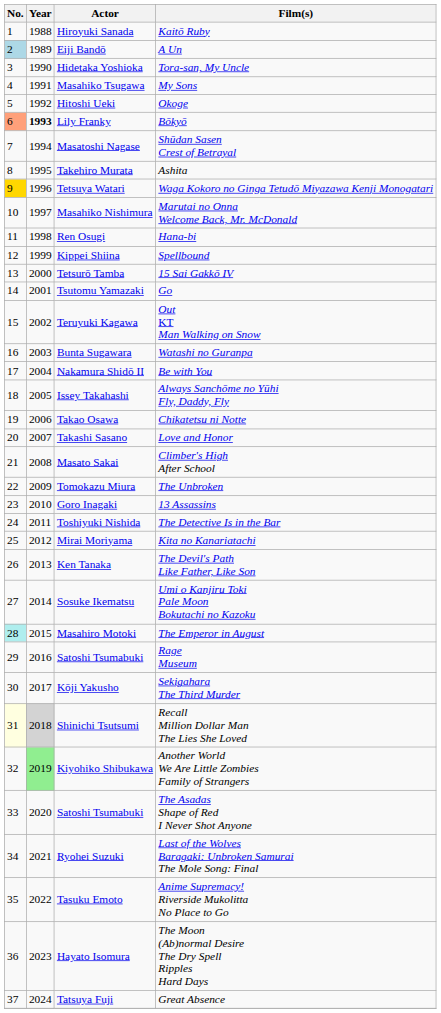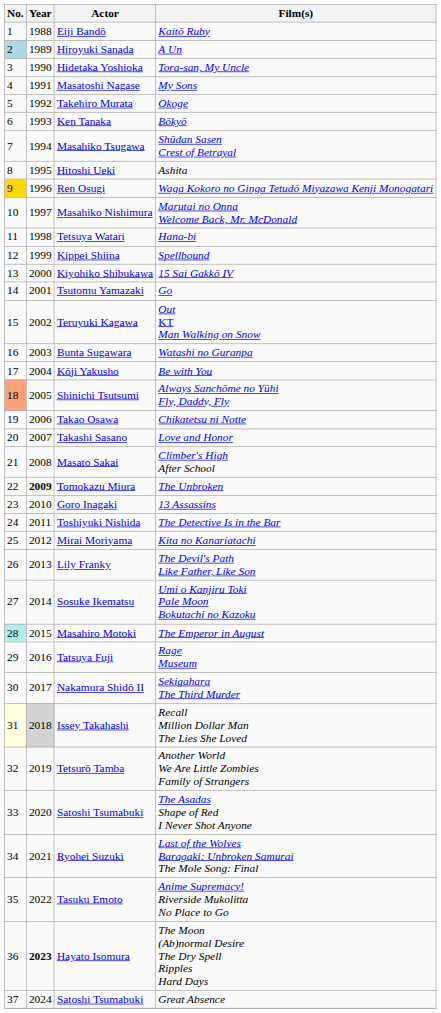(95, 31) Hiroyuki Sanada -> (81, 31) Eiji Bandō
(81, 49) Eiji Bandō -> (95, 49) Hiroyuki Sanada
(101, 85) Masahiko Tsugawa -> (98, 85) Masatoshi Nagase
(86, 103) Hitoshi Ueki -> (95, 103) Takehiro Murata
(10, 121) lightsalmon background -> (10, 121) no background
(40, 121) bold -> (40, 121) normal
(84, 121) Lily Franky -> (84, 121) Ken Tanaka
(98, 146) Masatoshi Nagase -> (101, 146) Masahiko Tsugawa
(95, 170) Takehiro Murata -> (86, 170) Hitoshi Ueki
(91, 188) Tetsuya Watari -> (81, 188) Ren Osugi
(81, 237) Ren Osugi -> (91, 237) Tetsuya Watari
(91, 273) Tetsurō Tamba -> (105, 273) Kiyohiko Shibukawa
(100, 370) Nakamura Shidō II -> (88, 370) Kōji Yakusho
(13, 395) no background -> (13, 395) lightsalmon background
(93, 395) Issey Takahashi -> (98, 395) Shinichi Tsutsumi
(40, 486) normal -> (40, 486) bold
(84, 565) Ken Tanaka -> (84, 565) Lily Franky
(100, 657) Satoshi Tsumabuki -> (85, 657) Tatsuya Fuji
(88, 688) Kōji Yakusho -> (100, 688) Nakamura Shidō II
(98, 725) Shinichi Tsutsumi -> (93, 725) Issey Takahashi
(40, 768) lightgreen background -> (40, 768) no background
(105, 768) Kiyohiko Shibukawa -> (91, 768) Tetsurō Tamba
(40, 956) normal -> (40, 956) bold
(85, 999) Tatsuya Fuji -> (100, 999) Satoshi Tsumabuki
